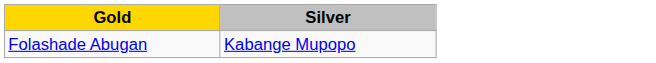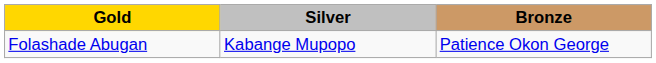+ column: (544, 17)
